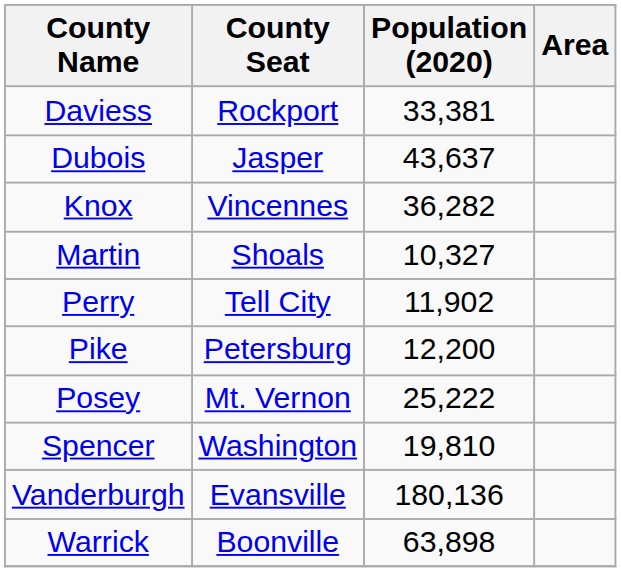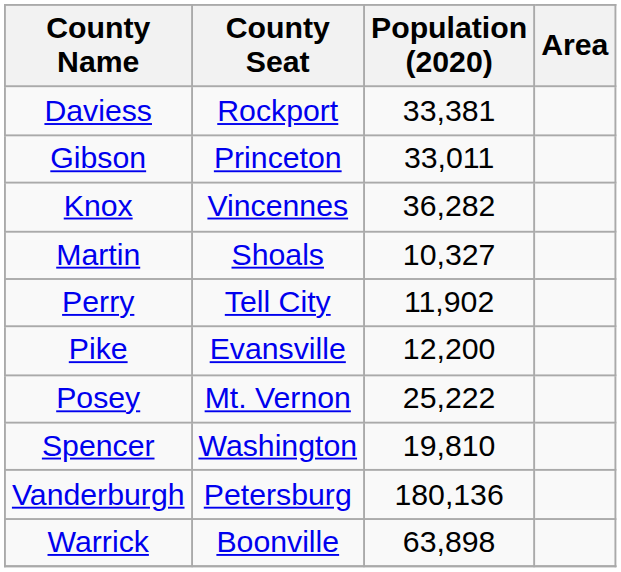- row: (98, 158)
+ row: (98, 158)
(278, 350) Petersburg -> (278, 350) Evansville
(278, 494) Evansville -> (278, 494) Petersburg
